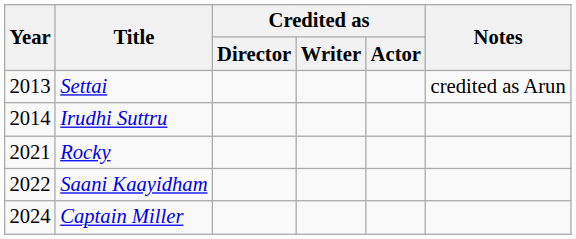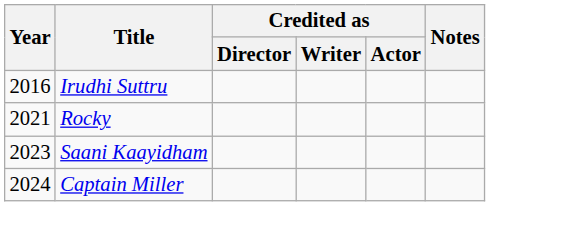- row: (84, 86)
(30, 119) 2014 -> (30, 86) 2016
(30, 184) 2022 -> (30, 151) 2023
